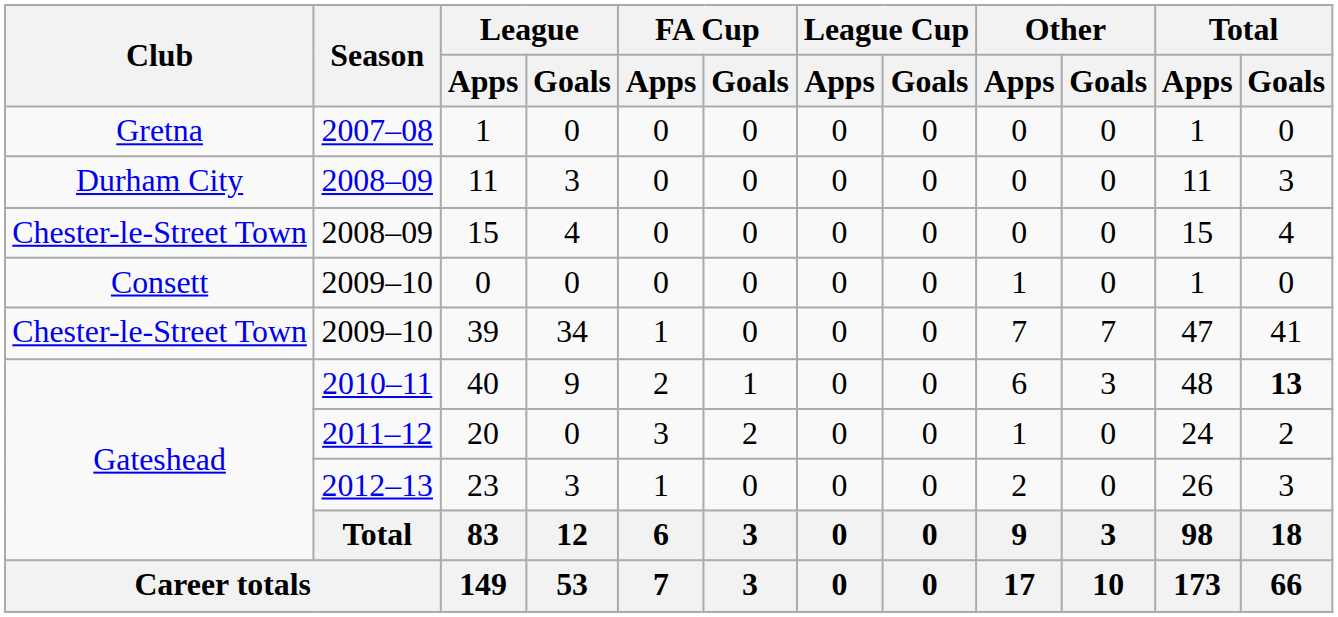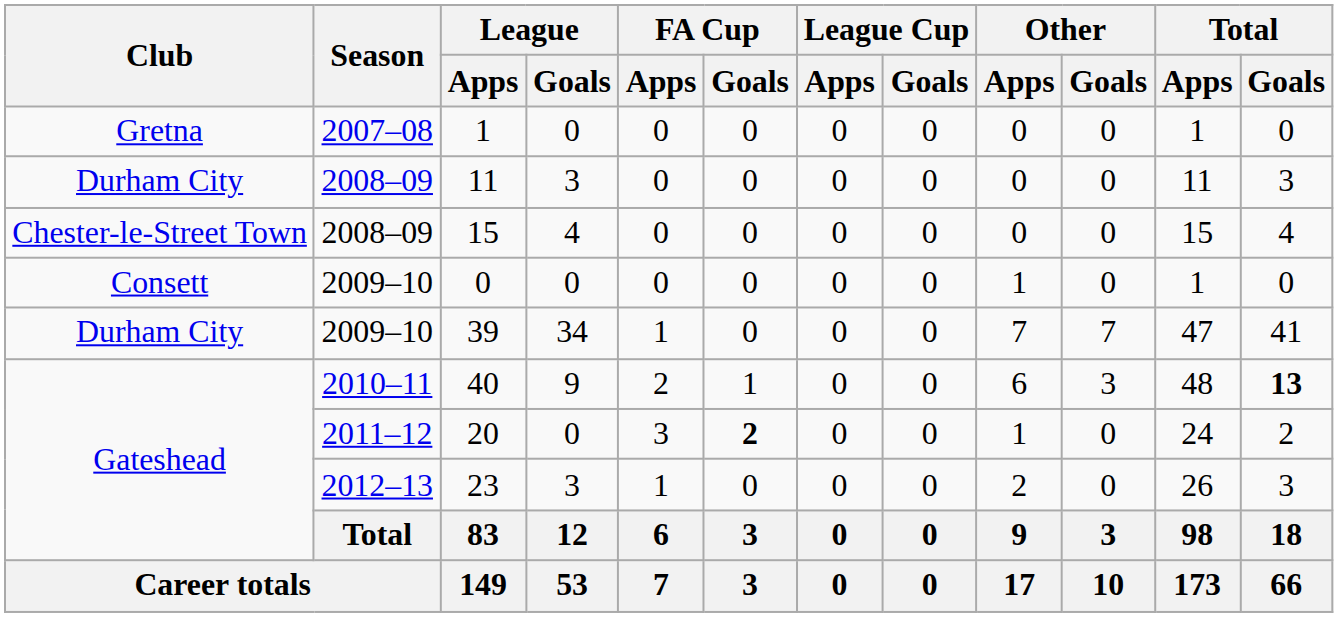(160, 332) Chester-le-Street Town -> (160, 332) Durham City
(750, 433) normal -> (750, 433) bold
